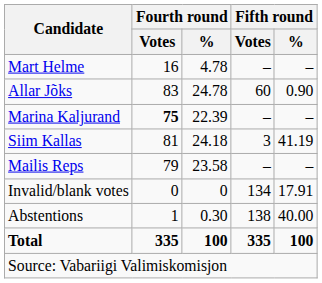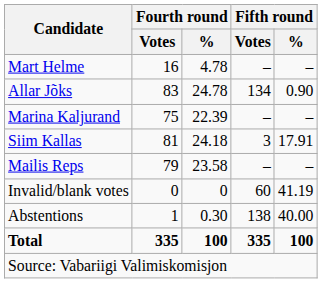(263, 91) 60 -> (259, 91) 134
(171, 116) bold -> (171, 116) normal
(296, 141) 41.19 -> (296, 141) 17.91
(259, 191) 134 -> (263, 191) 60
(296, 191) 17.91 -> (296, 191) 41.19
